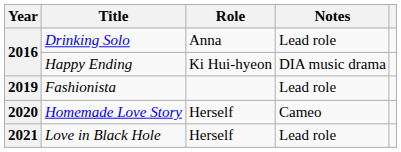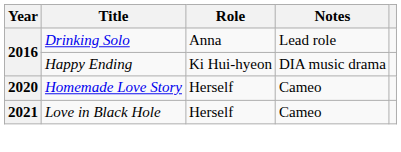- row: (80, 87)
(308, 135) Lead role -> (300, 111) Cameo
